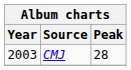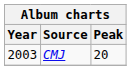(101, 55) 28 -> (101, 55) 20
